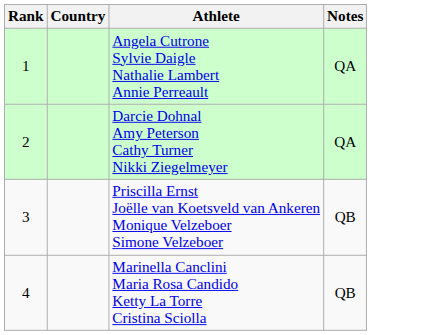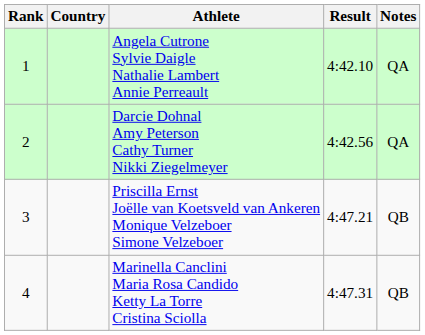+ column: (350, 16)
